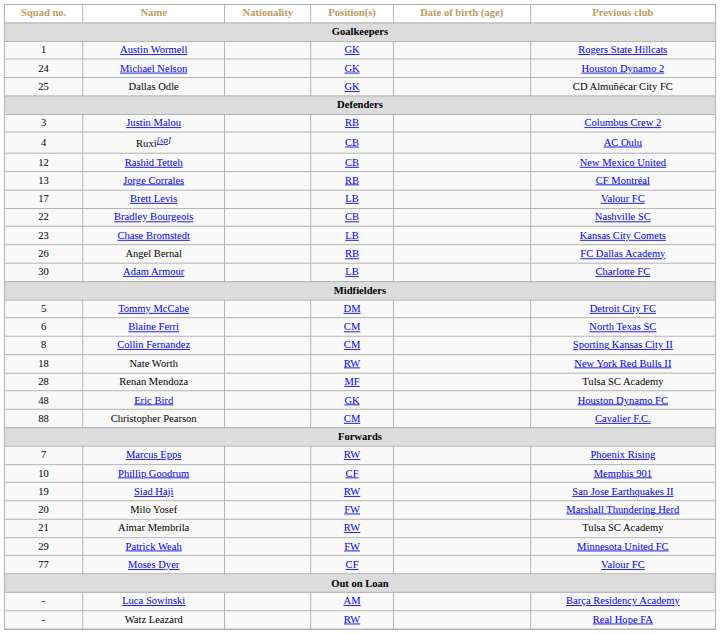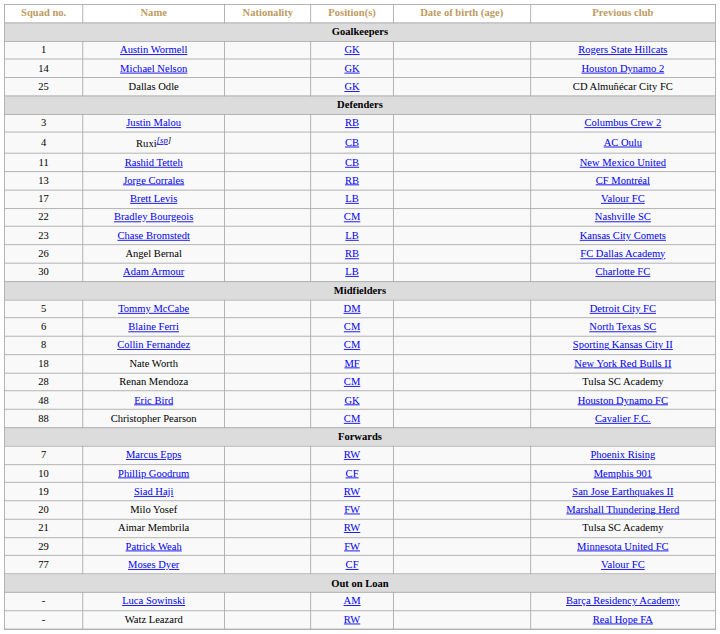(44, 68) 24 -> (44, 68) 14
(44, 162) 12 -> (44, 162) 11
(352, 217) CB -> (352, 217) CM
(352, 363) RW -> (352, 363) MF
(352, 382) MF -> (352, 382) CM
